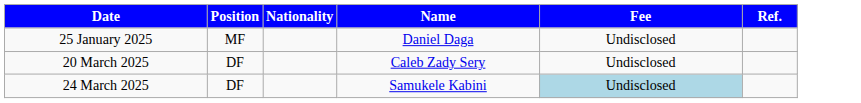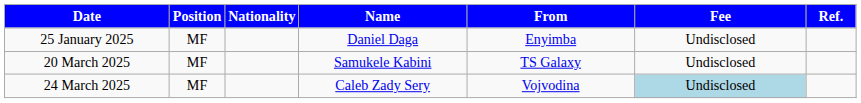+ column: (551, 16)
(235, 63) DF -> (197, 63) MF
(438, 63) Caleb Zady Sery -> (383, 63) Samukele Kabini
(235, 86) DF -> (197, 86) MF
(438, 86) Samukele Kabini -> (383, 86) Caleb Zady Sery
